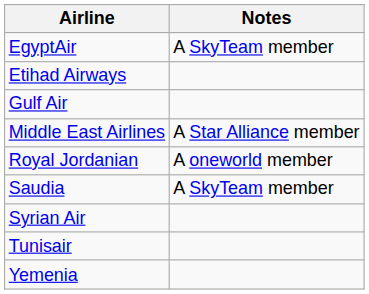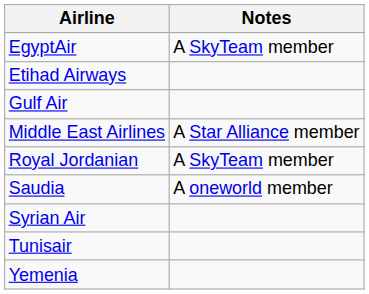(253, 160) A oneworld member -> (253, 160) A SkyTeam member
(253, 189) A SkyTeam member -> (253, 189) A oneworld member
